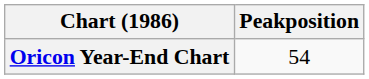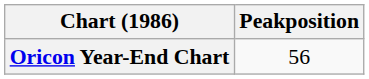(299, 56) 54 -> (299, 56) 56
